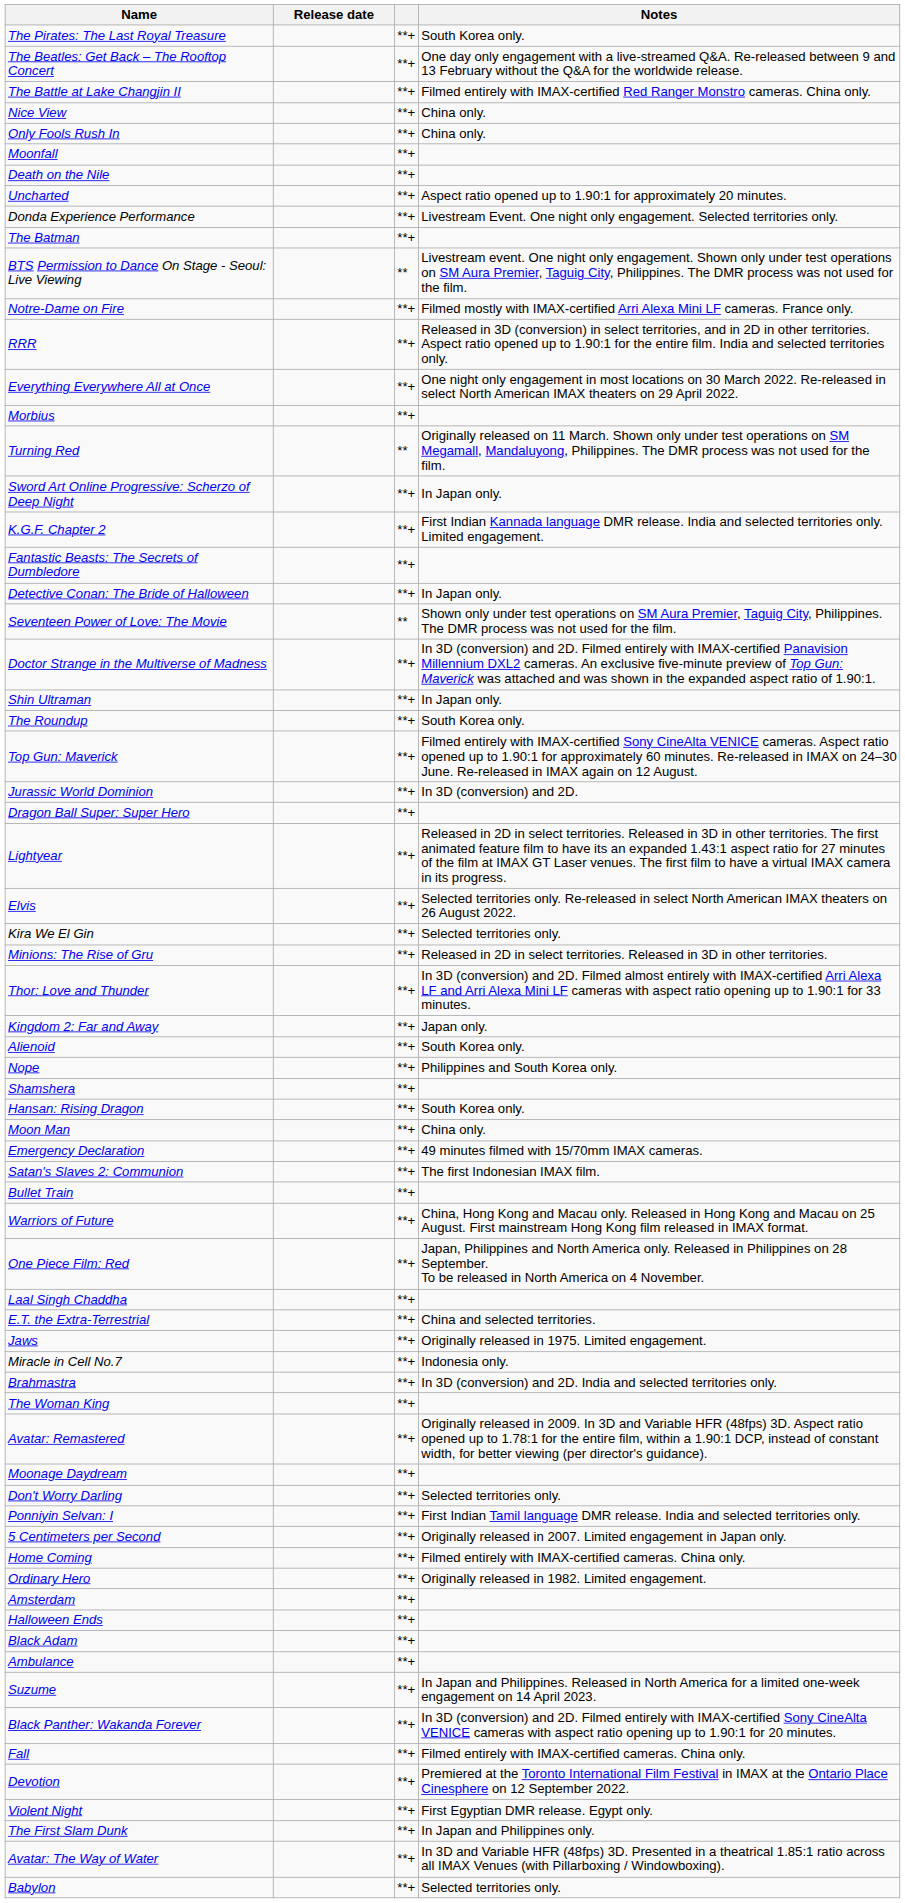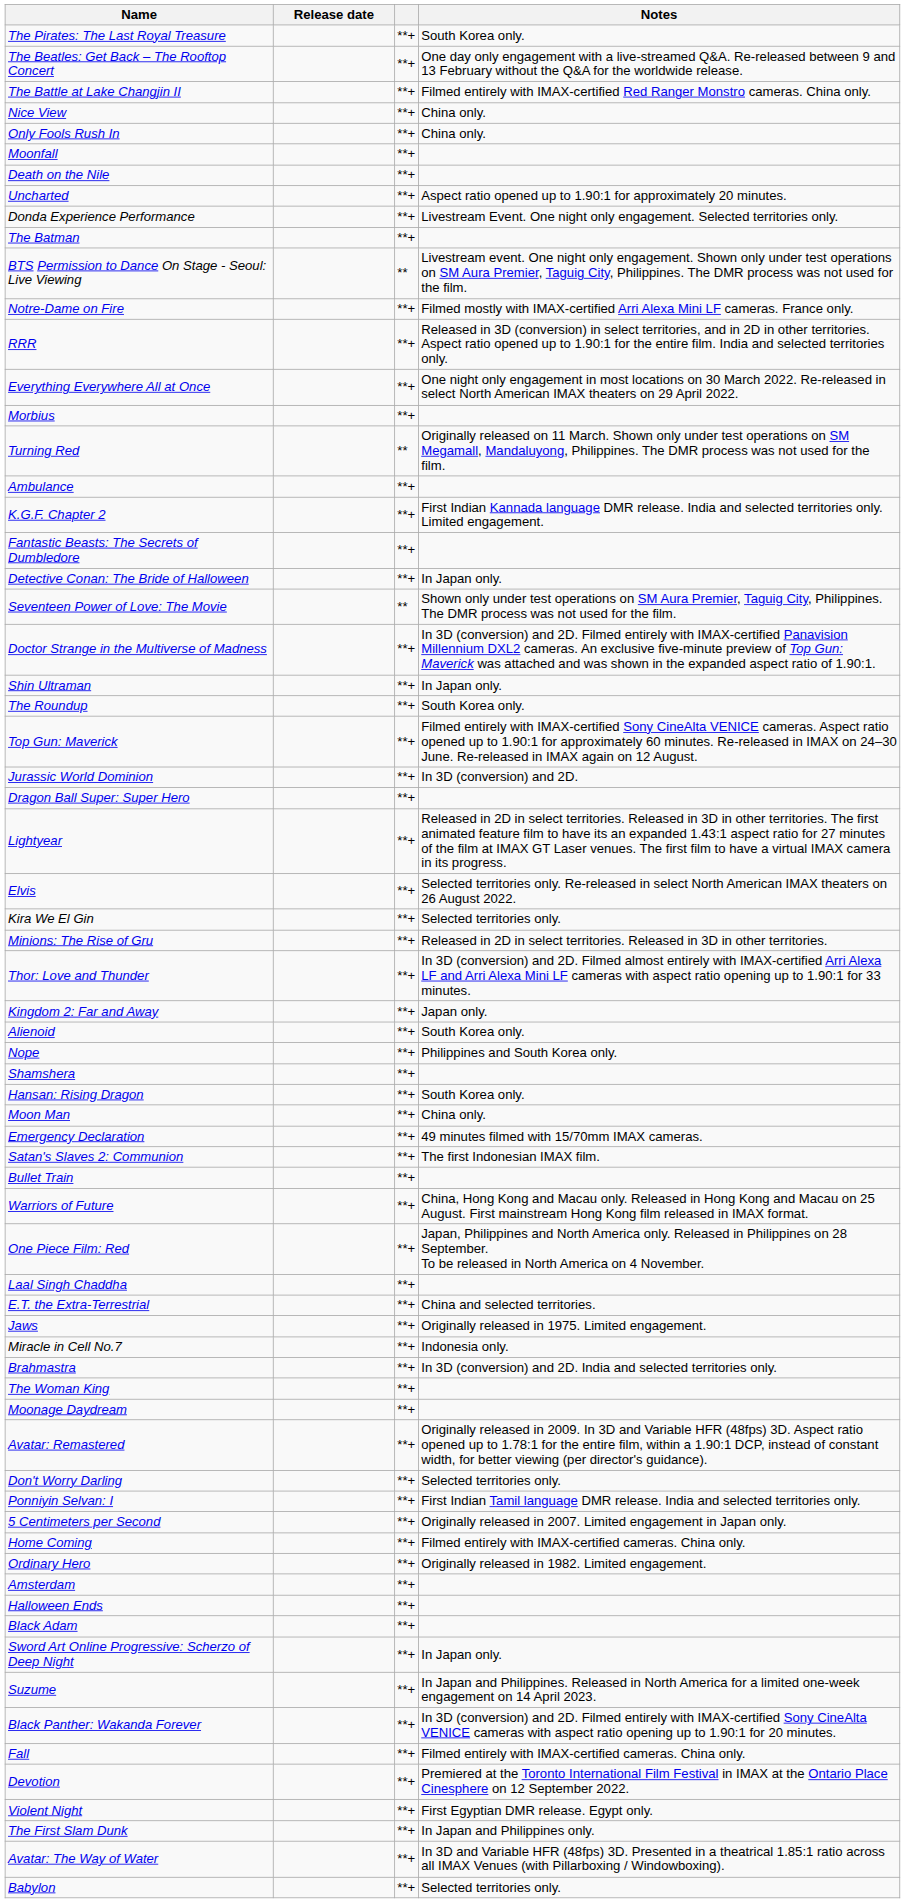rows swapped: (41, 1661) <-> (129, 494)
rows swapped: (67, 1474) <-> (66, 1439)
